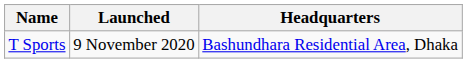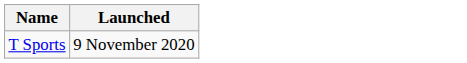- column: (330, 17)
